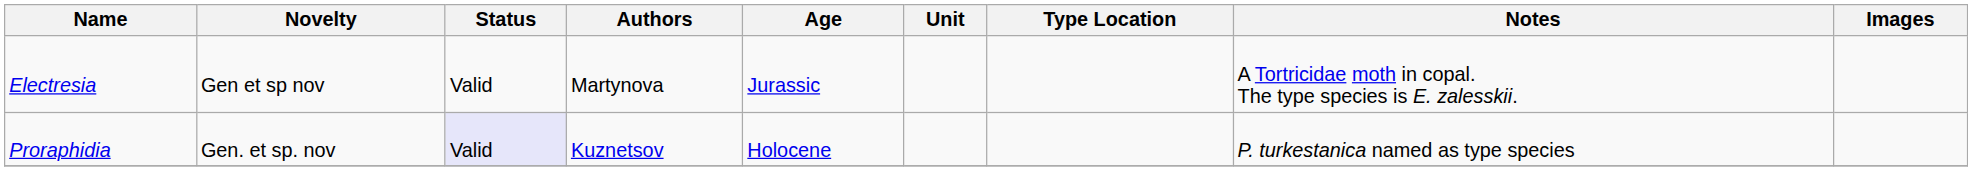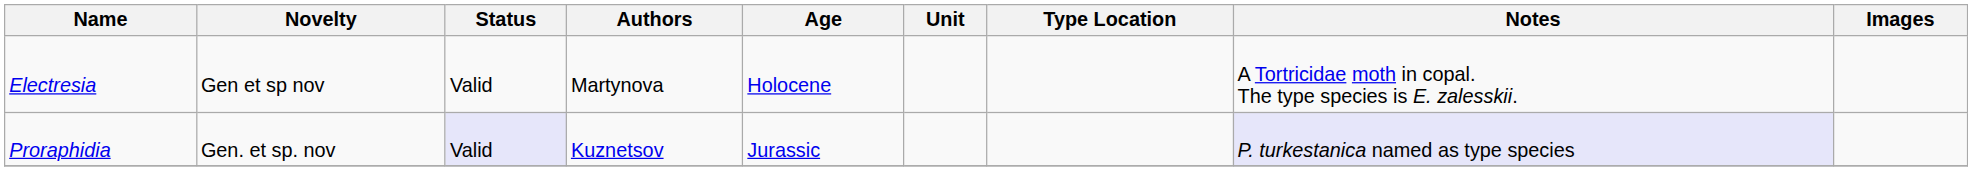(784, 85) Jurassic -> (789, 85) Holocene
(789, 150) Holocene -> (784, 150) Jurassic
(1406, 150) no background -> (1406, 150) lavender background
